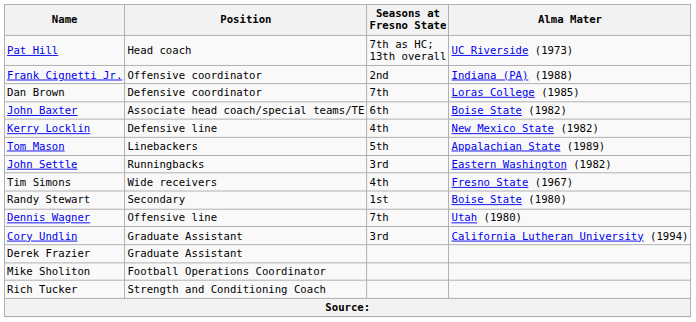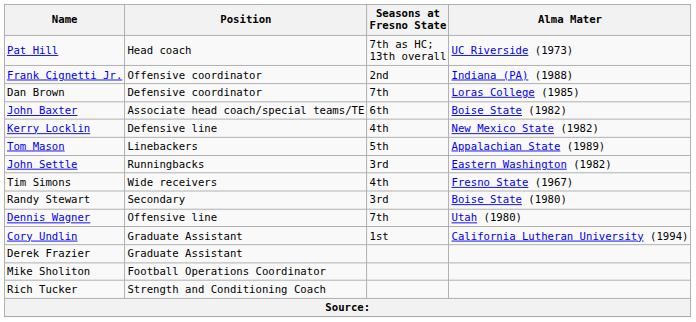(379, 200) 1st -> (379, 200) 3rd
(379, 235) 3rd -> (379, 235) 1st
